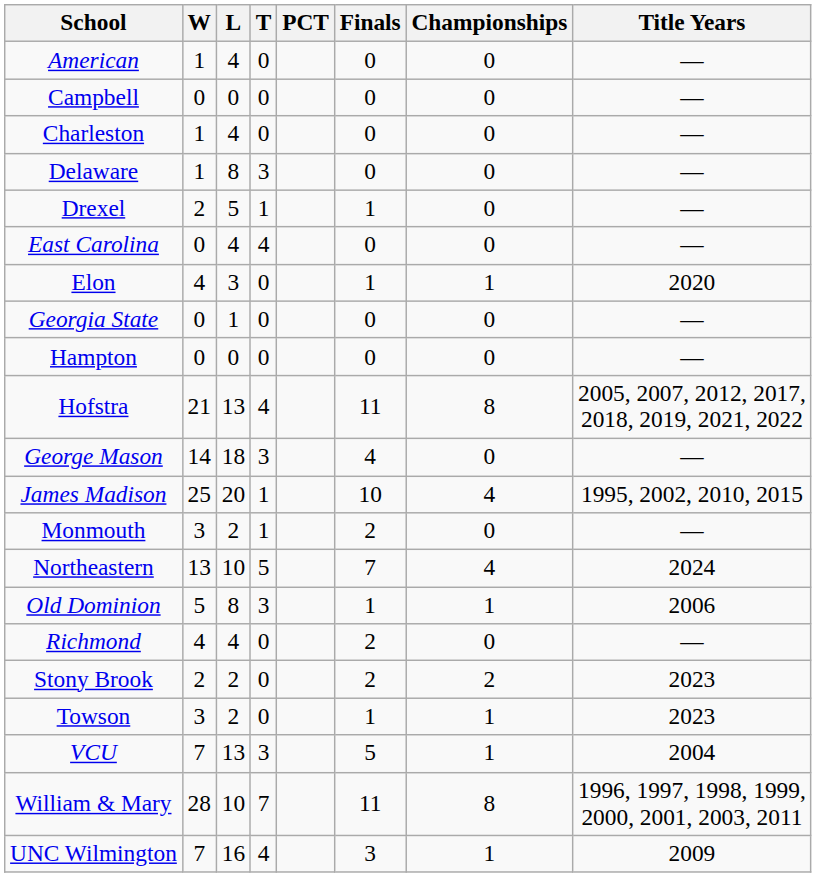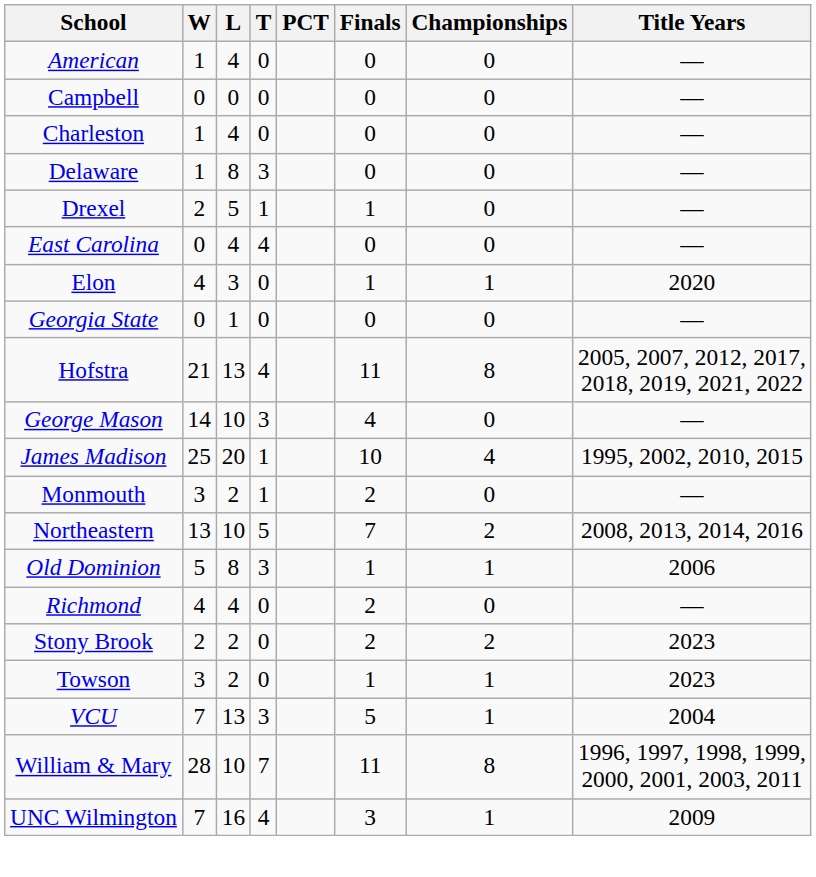- row: (93, 356)
(233, 456) 18 -> (233, 419) 10
(489, 567) 4 -> (489, 530) 2
(692, 567) 2024 -> (692, 530) 2008, 2013, 2014, 2016
